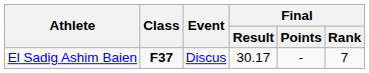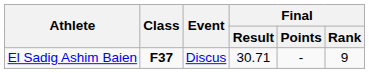(253, 58) 30.17 -> (253, 58) 30.71
(345, 58) 7 -> (345, 58) 9
